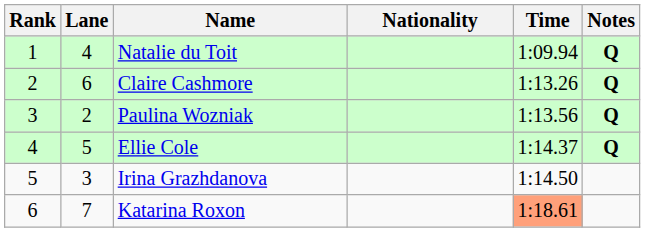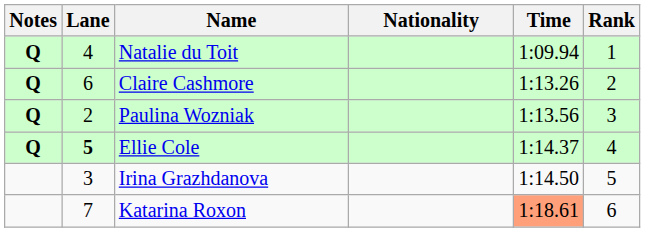columns swapped: (33, 20) <-> (611, 20)
(87, 147) normal -> (88, 147) bold
